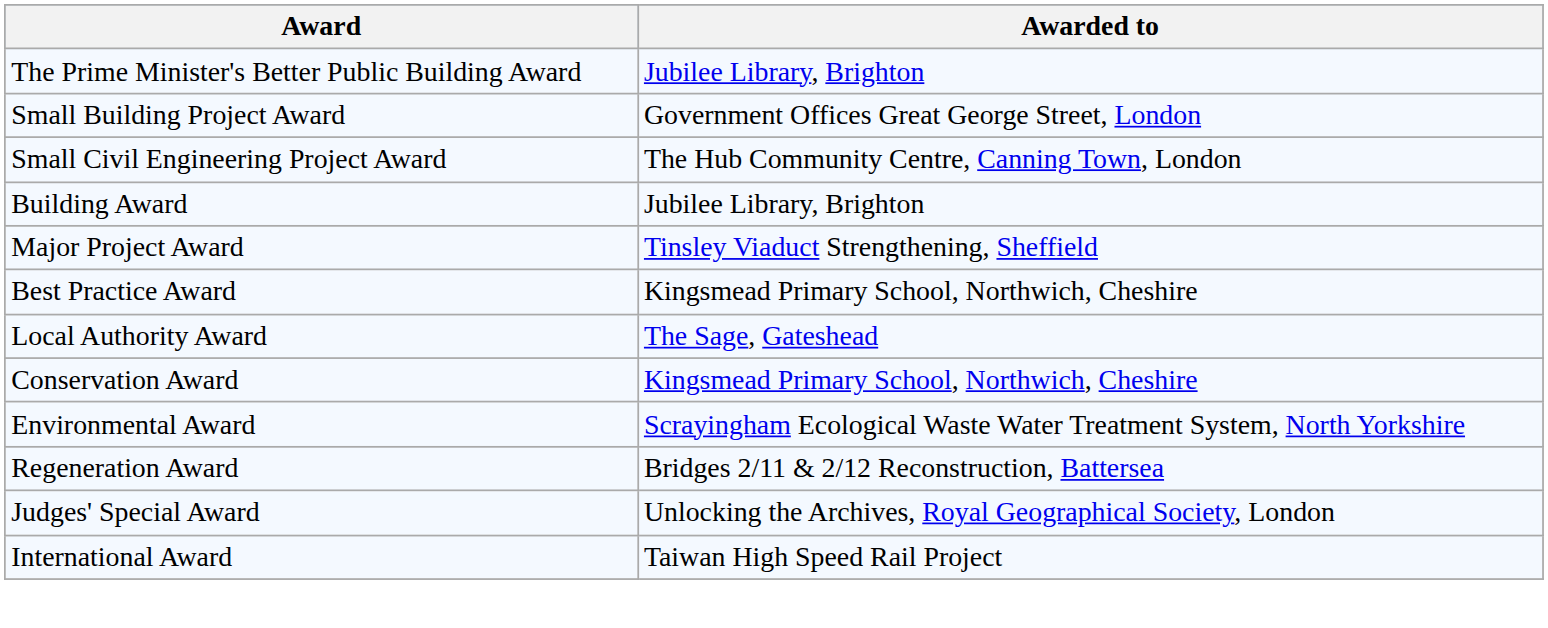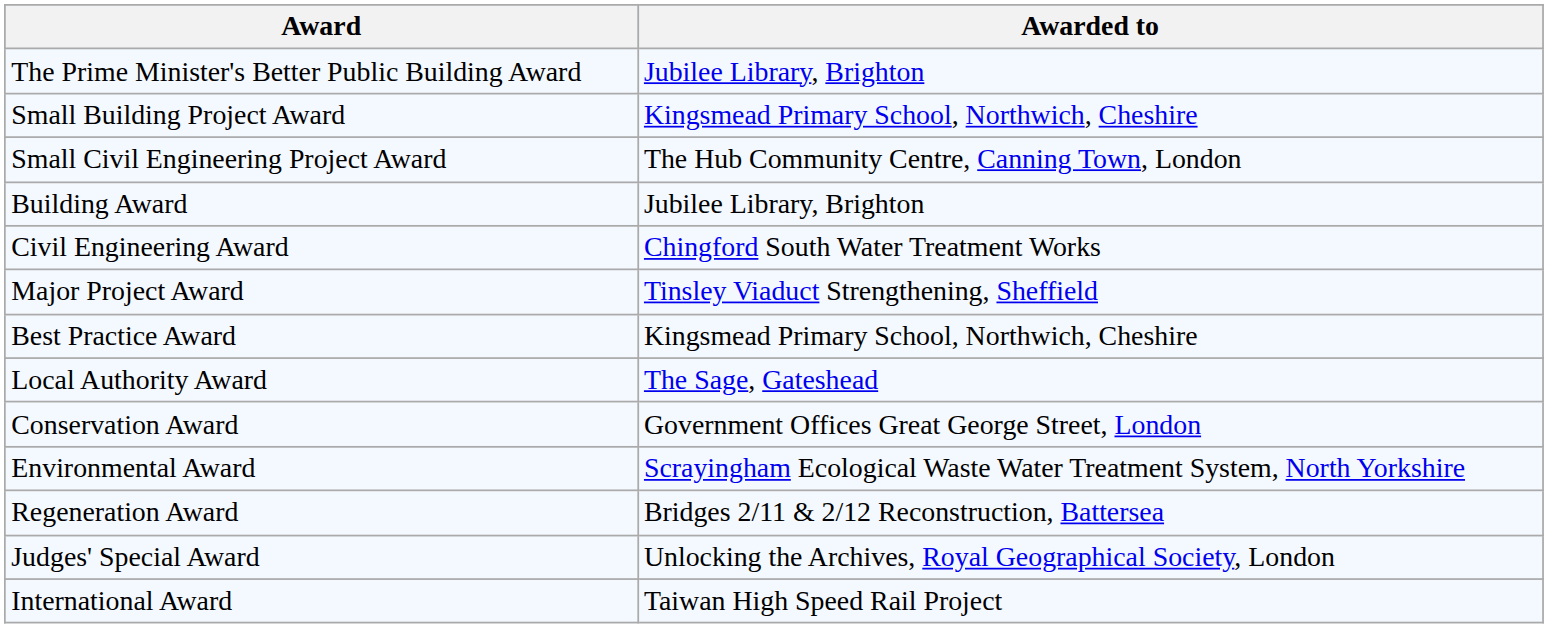(923, 114) Government Offices Great George Street, London -> (921, 114) Kingsmead Primary School, Northwich, Cheshire
+ row: (150, 247)
(921, 379) Kingsmead Primary School, Northwich, Cheshire -> (923, 423) Government Offices Great George Street, London
